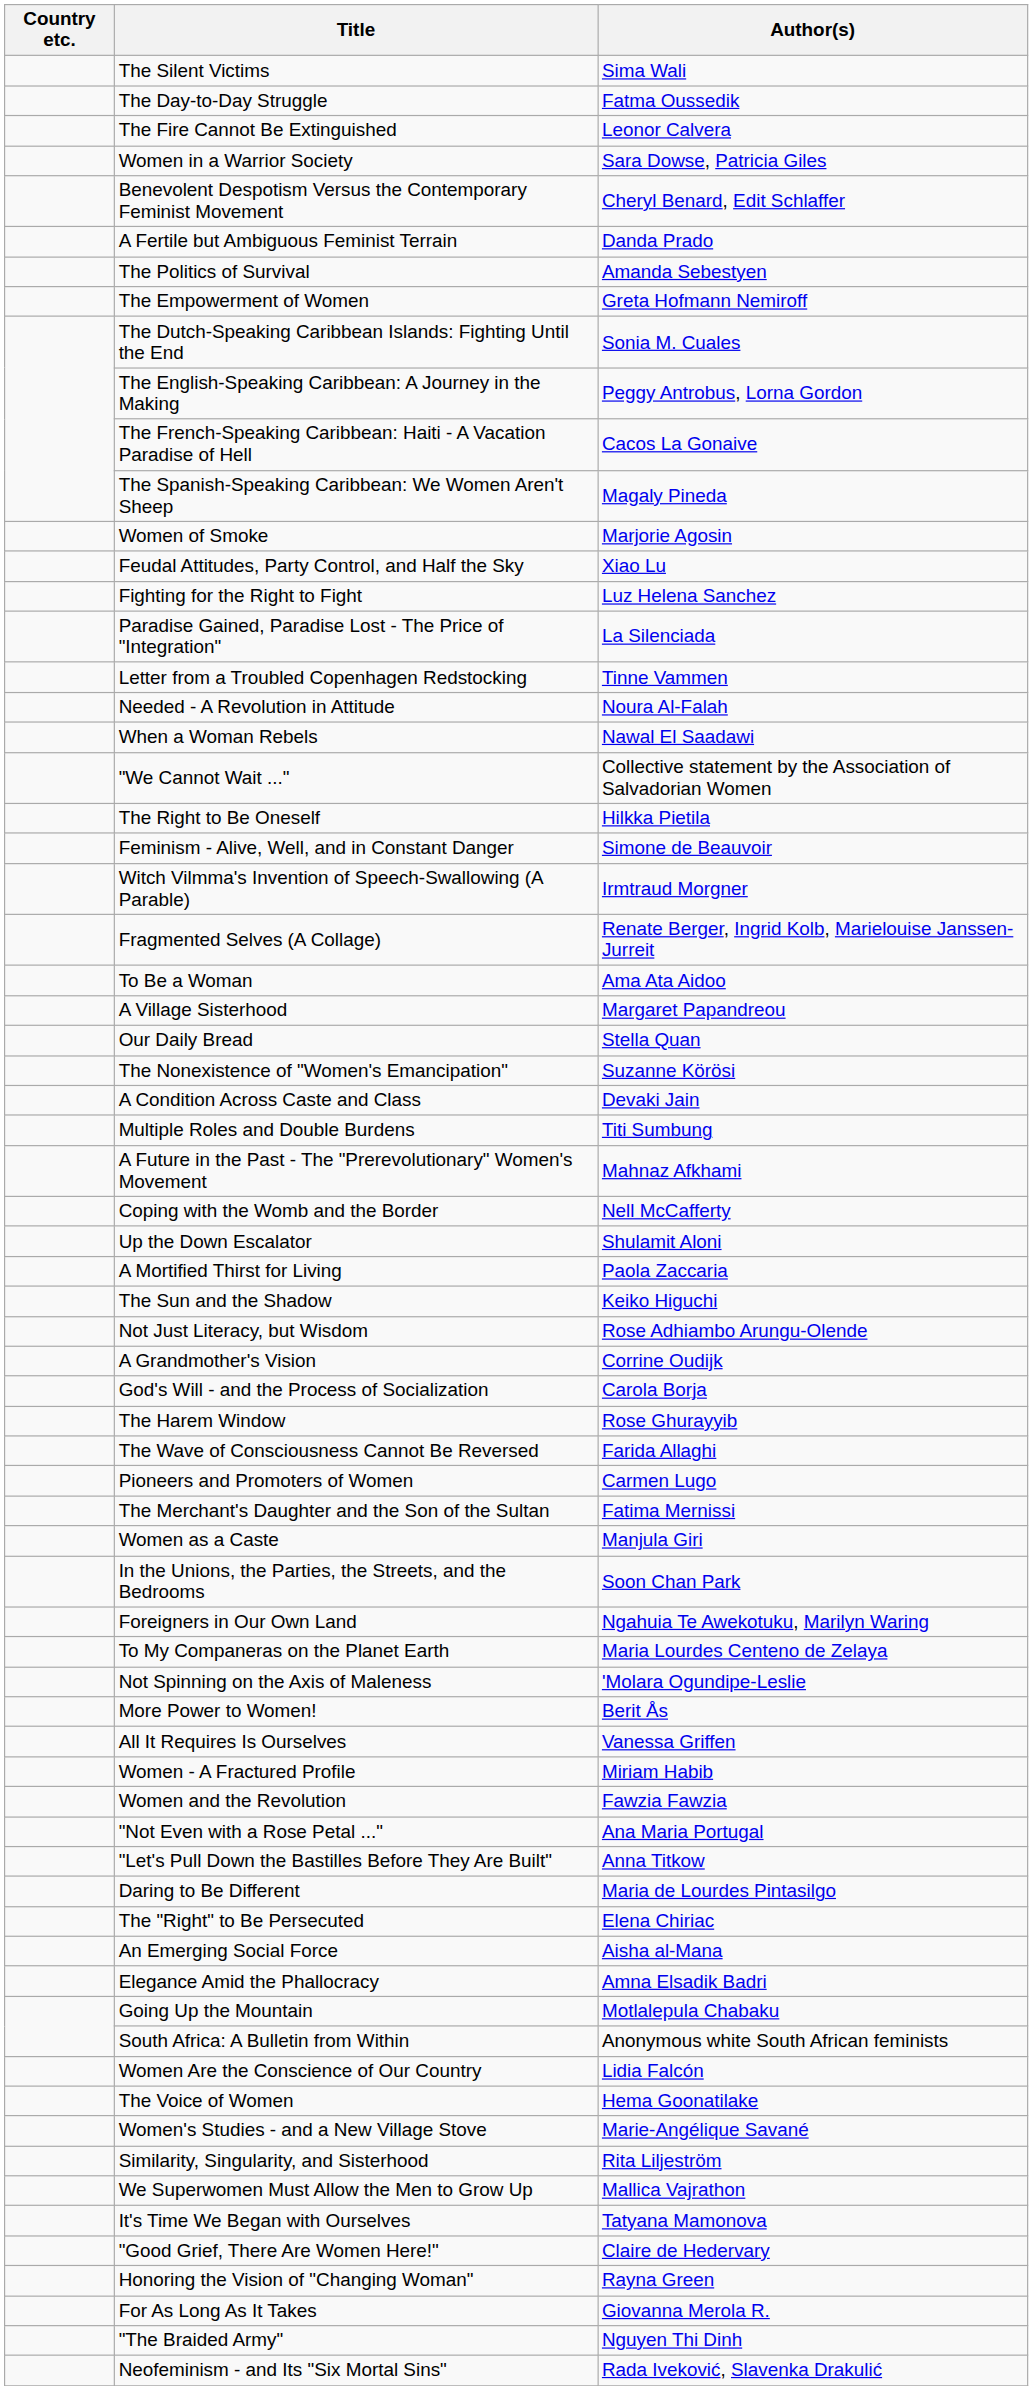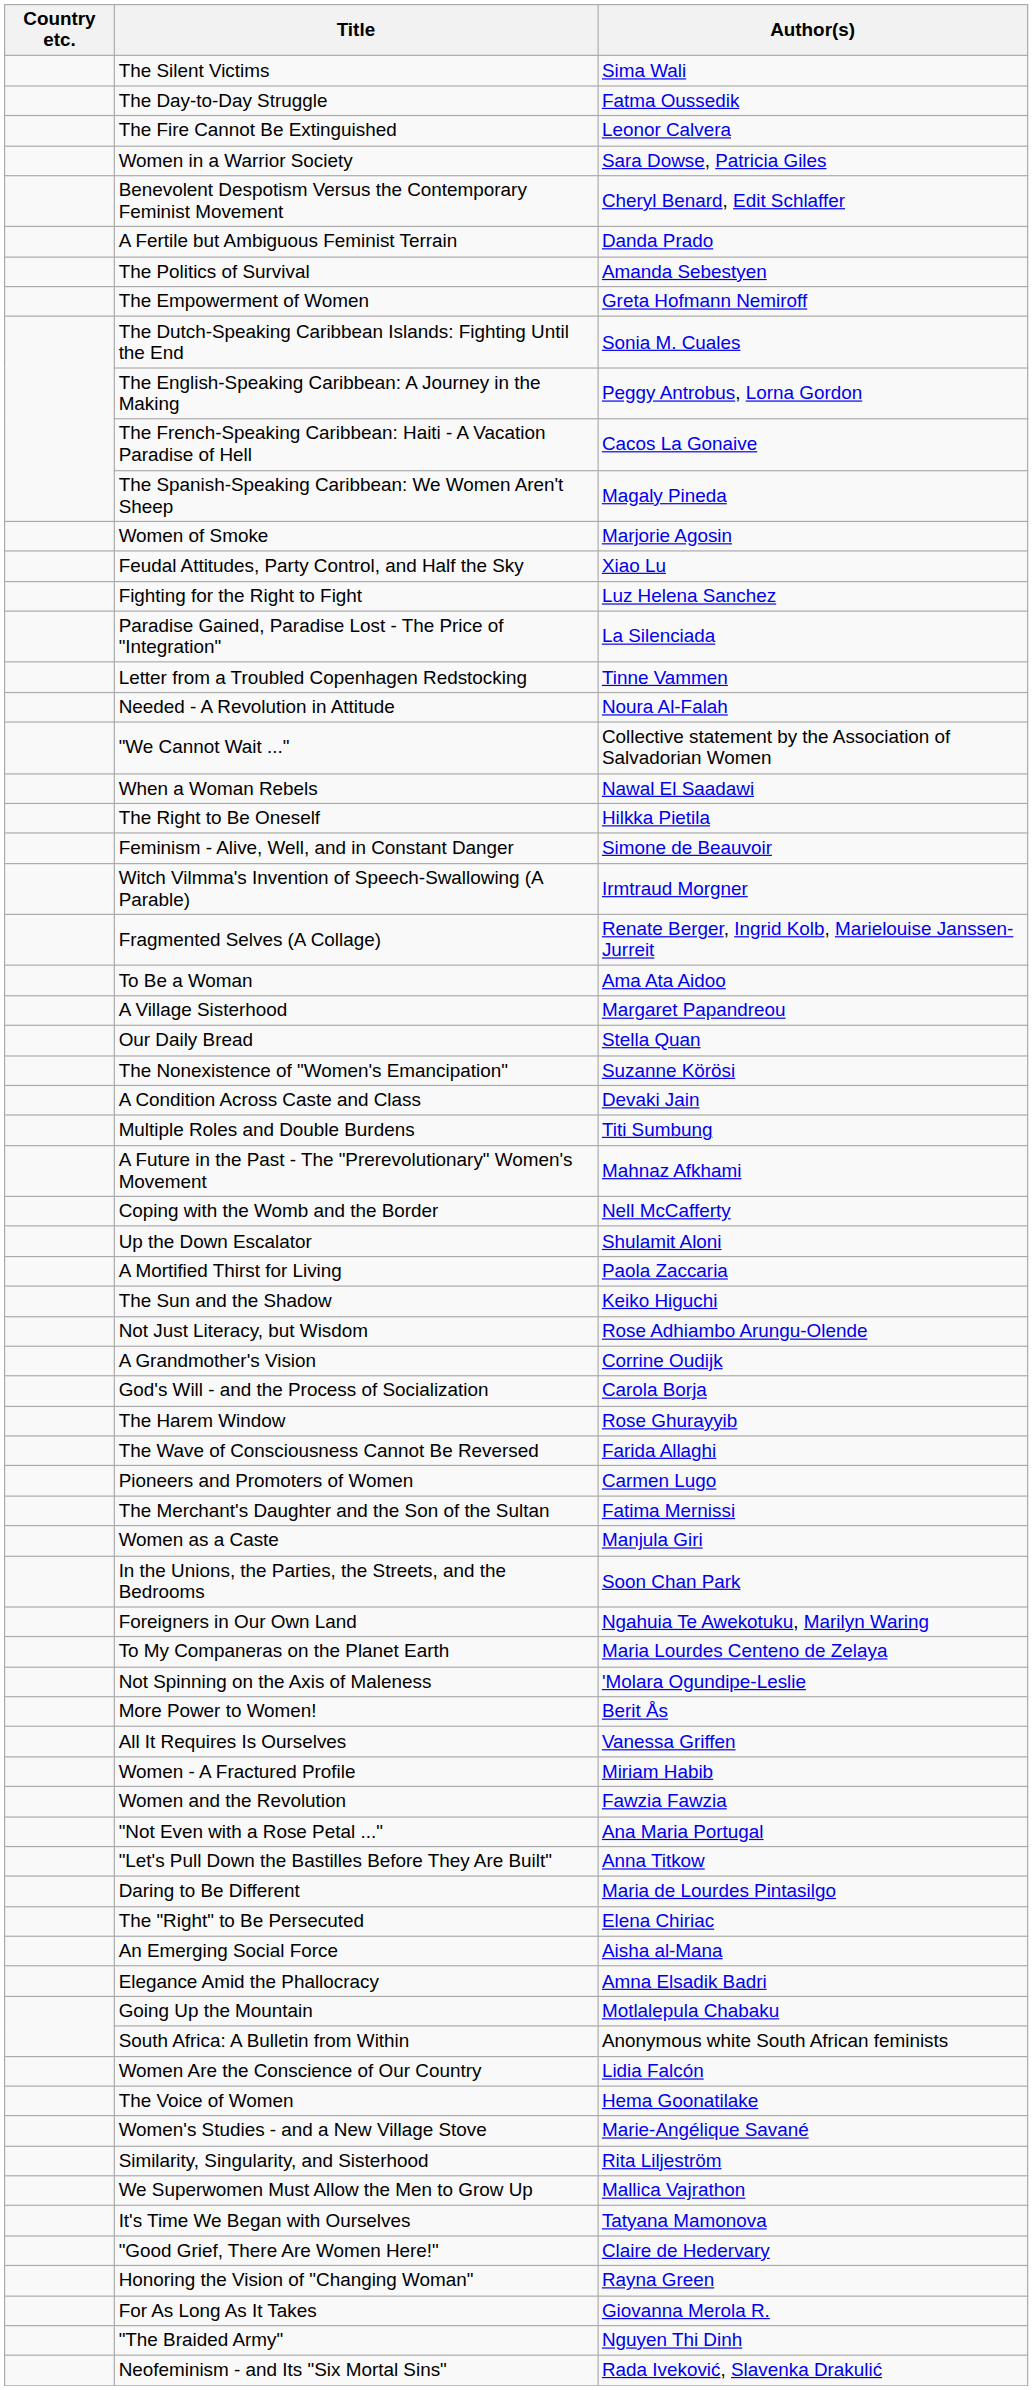rows swapped: (218, 737) <-> (204, 777)
